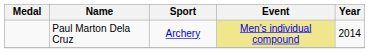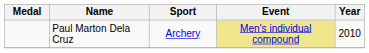(350, 34) 2014 -> (350, 34) 2010
